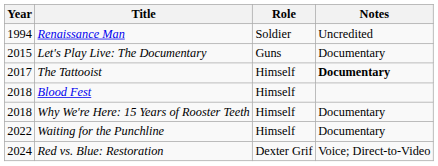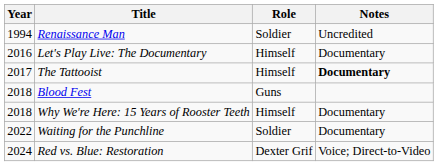(20, 53) 2015 -> (20, 53) 2016
(268, 53) Guns -> (275, 53) Himself
(275, 92) Himself -> (268, 92) Guns
(275, 131) Himself -> (273, 131) Soldier
